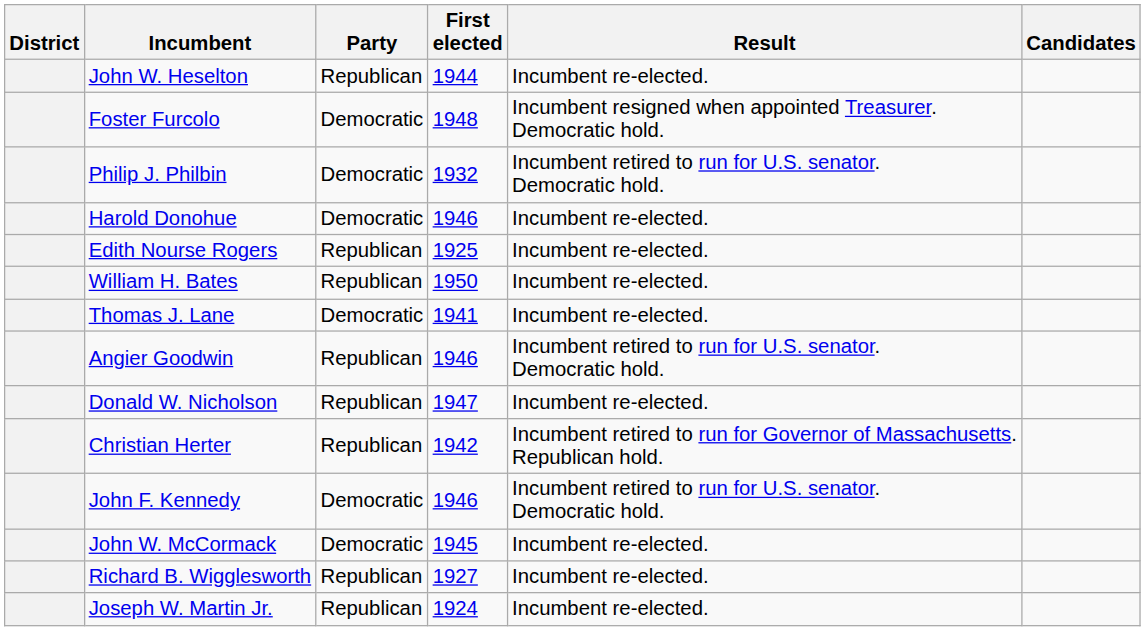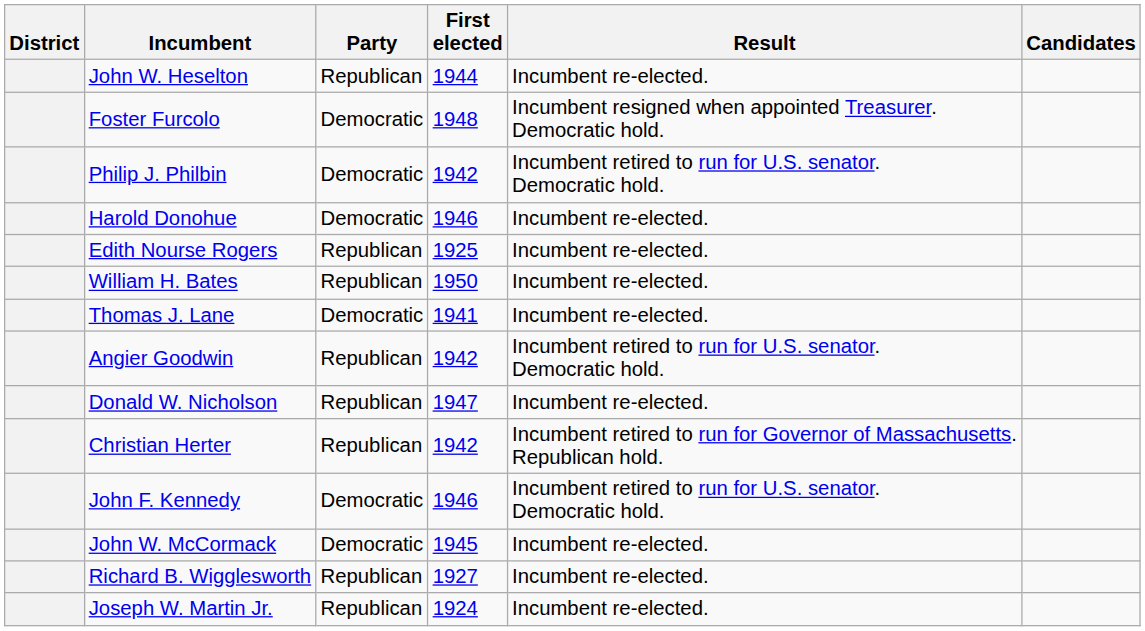(455, 174) 1932 -> (455, 174) 1942
(455, 358) 1946 -> (455, 358) 1942
